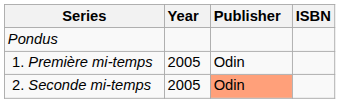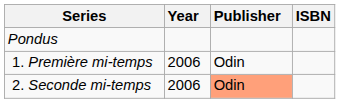(184, 62) 2005 -> (184, 62) 2006
(184, 86) 2005 -> (184, 86) 2006
